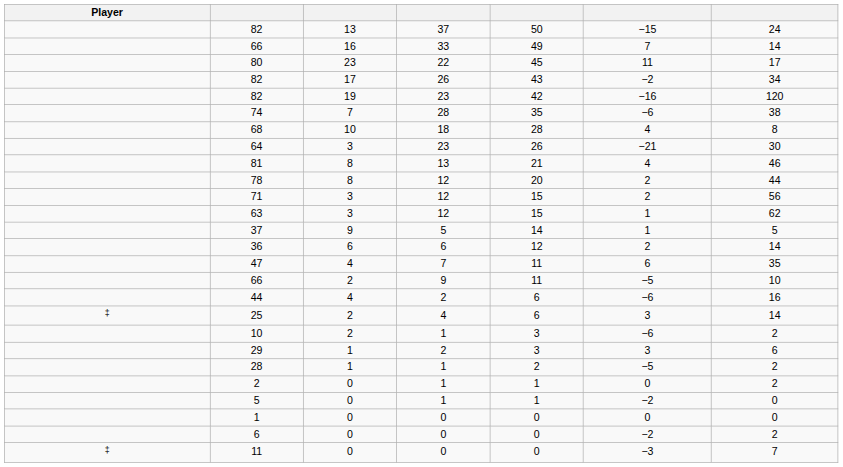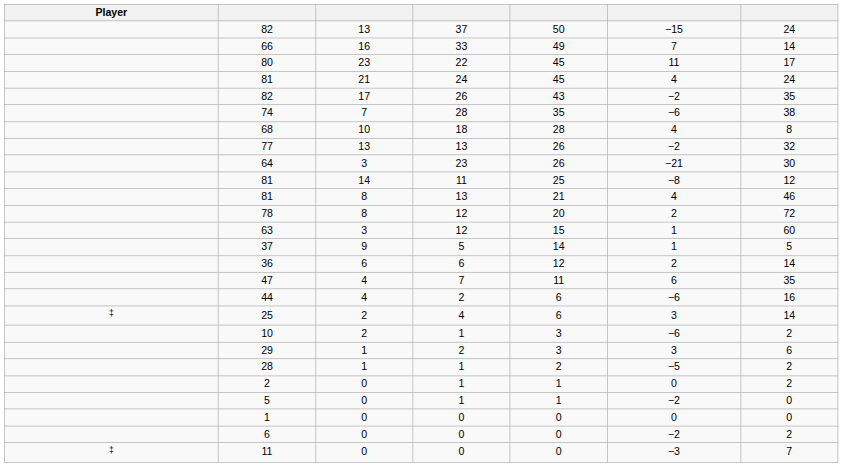+ row: (267, 79)
(775, 79) 34 -> (789, 96) 35
- row: (257, 96)
+ row: (267, 146)
+ row: (267, 180)
(775, 180) 44 -> (789, 213) 72
- row: (257, 197)
(775, 213) 62 -> (789, 230) 60
- row: (257, 280)
